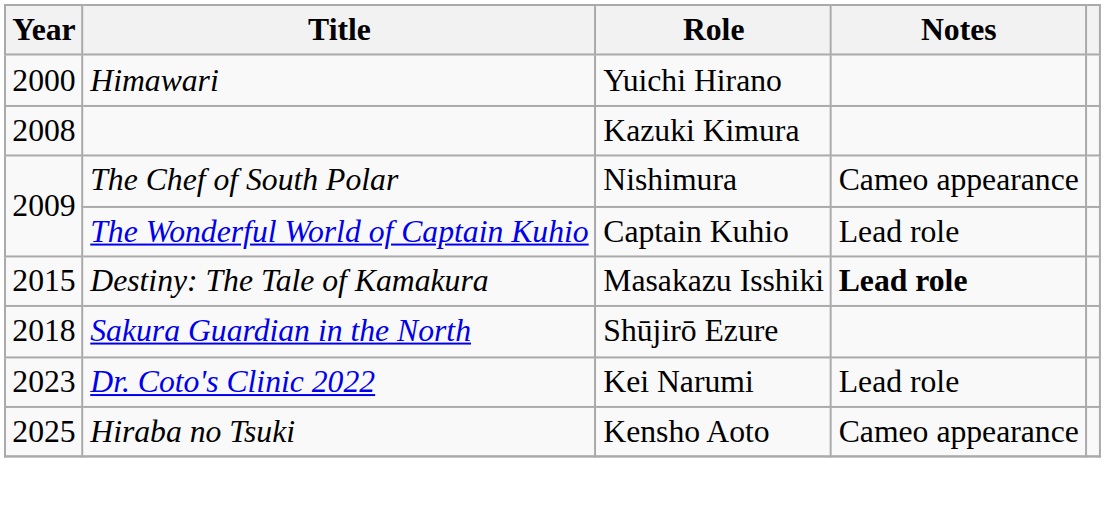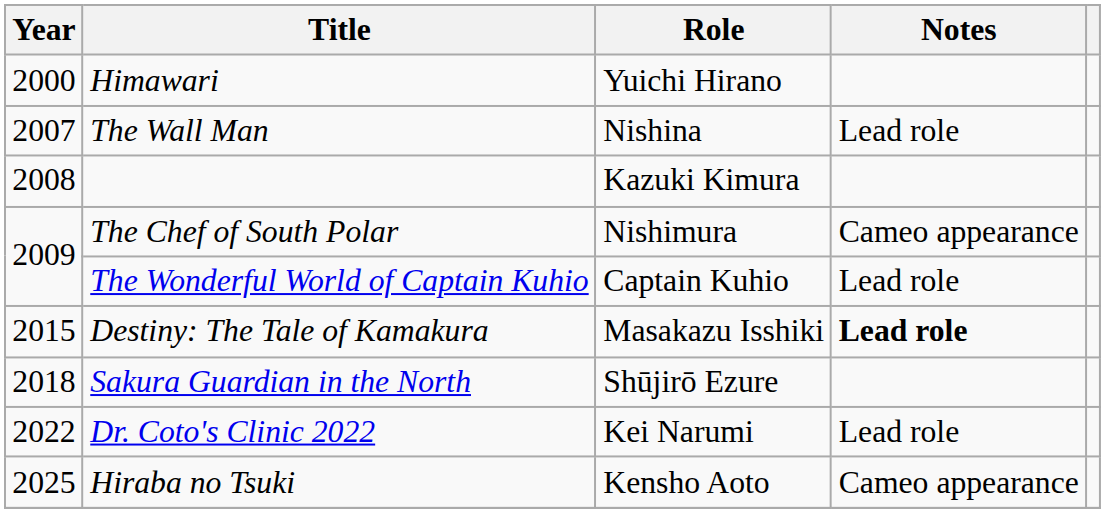+ row: (179, 130)
(44, 381) 2023 -> (44, 431) 2022
